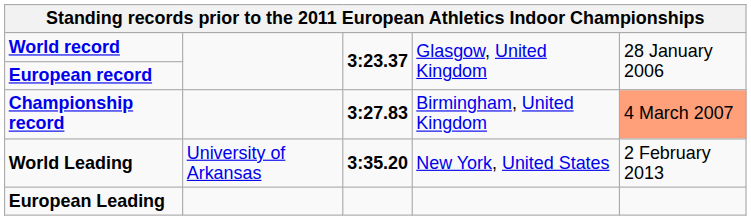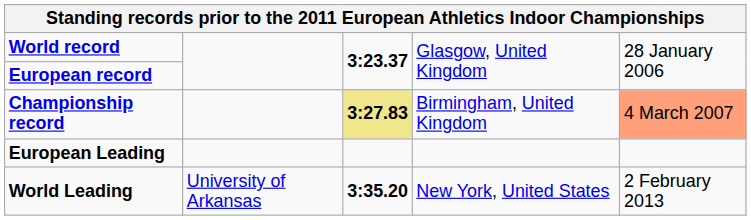(378, 114) no background -> (378, 114) khaki background
rows swapped: (71, 162) <-> (87, 201)
